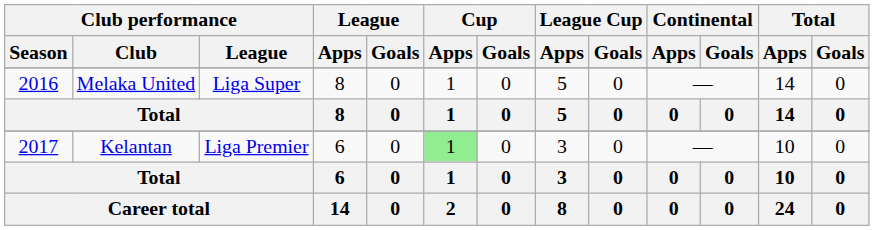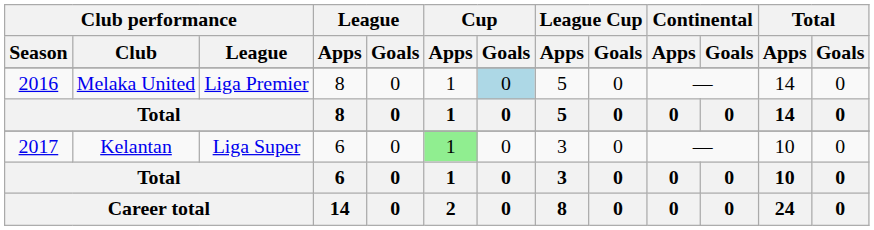(256, 83) Liga Super -> (256, 83) Liga Premier
(506, 83) no background -> (506, 83) lightblue background
(256, 146) Liga Premier -> (256, 146) Liga Super
